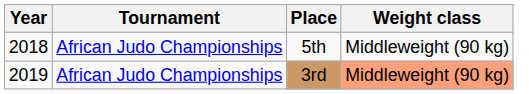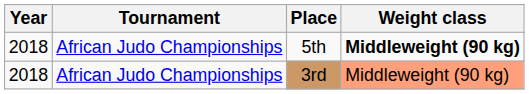(427, 46) normal -> (433, 46) bold
(28, 74) 2019 -> (28, 74) 2018
